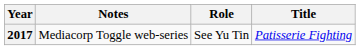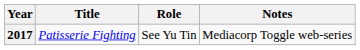columns swapped: (304, 14) <-> (113, 14)
